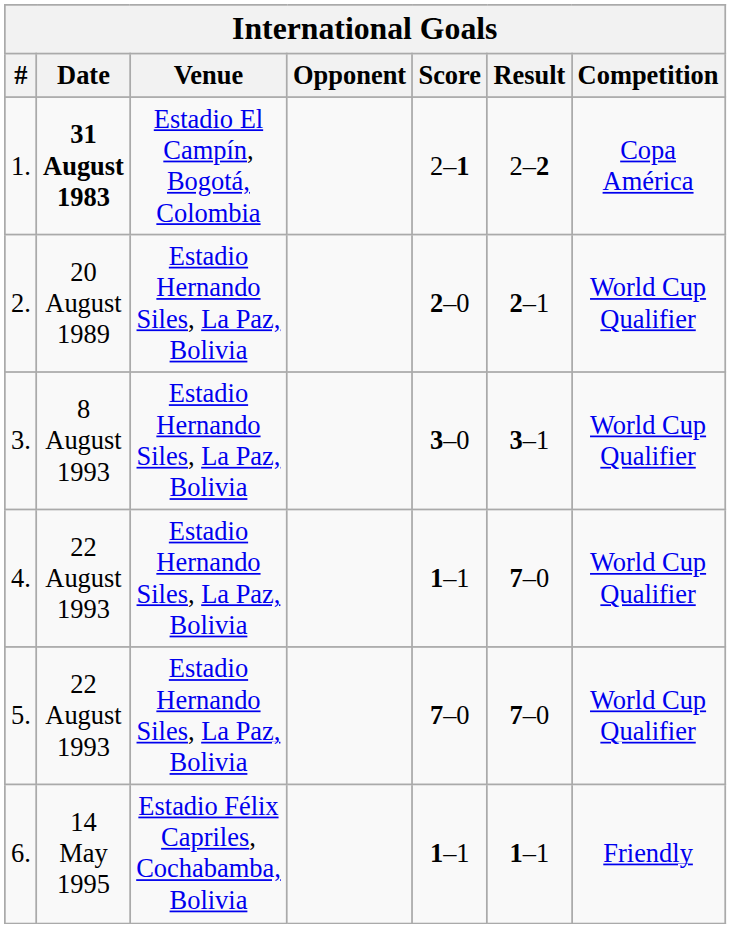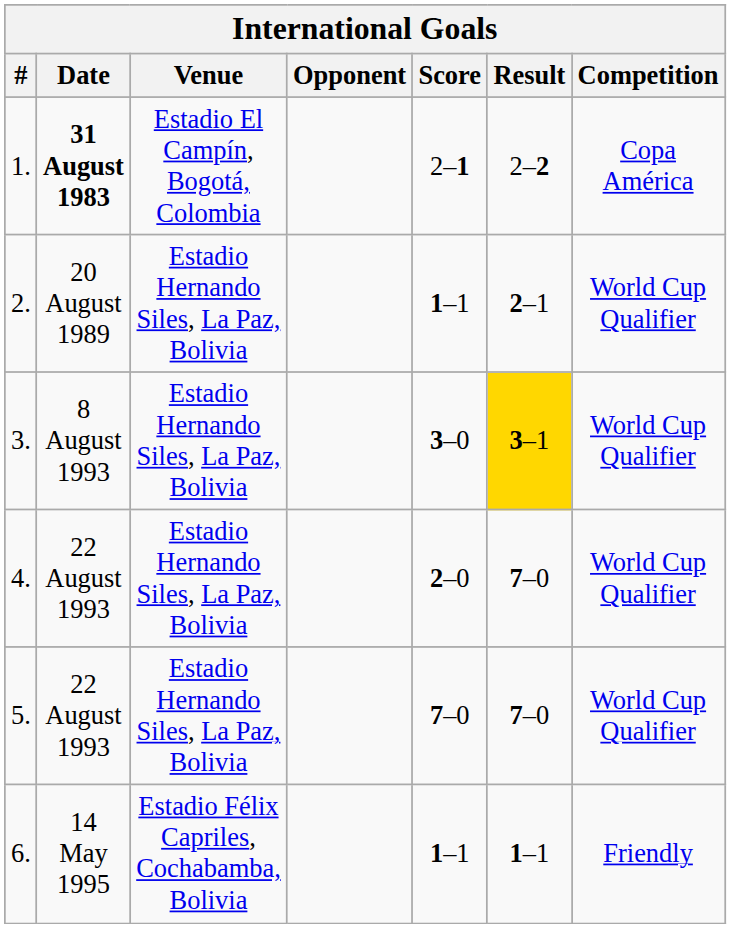(450, 303) 2–0 -> (450, 303) 1–1
(529, 441) no background -> (529, 441) gold background
(450, 578) 1–1 -> (450, 578) 2–0
